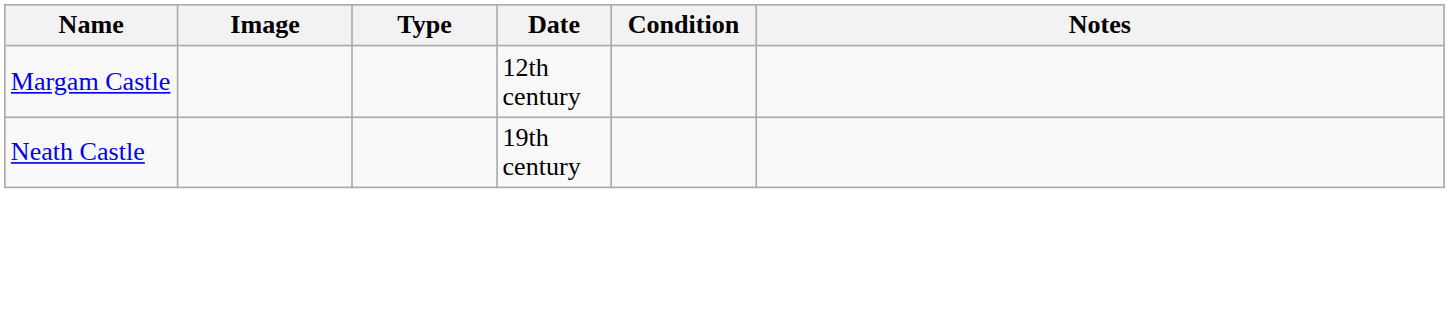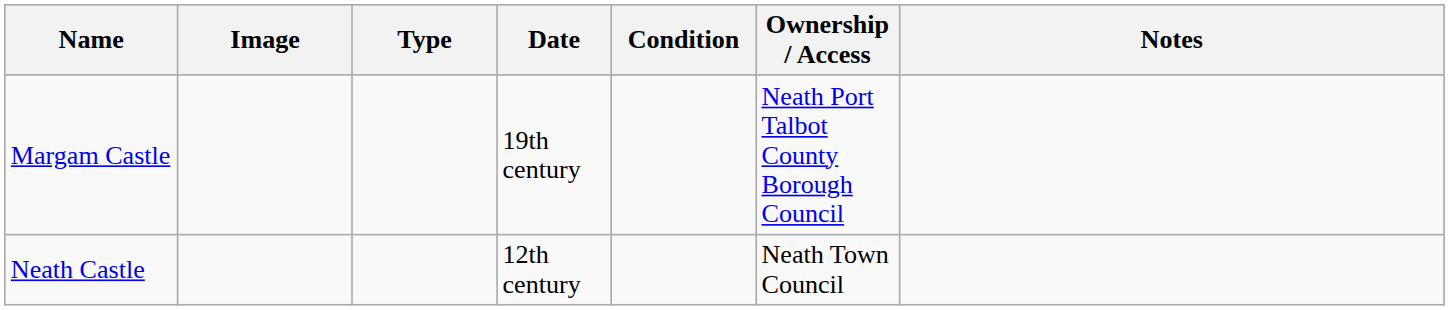+ column: (827, 39)
(542, 81) 12th century -> (542, 154) 19th century
(542, 151) 19th century -> (542, 269) 12th century
